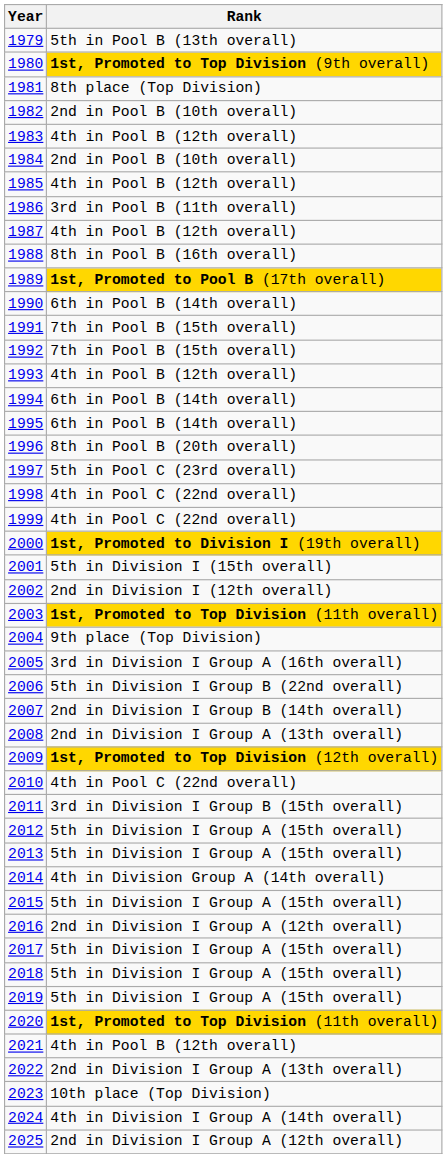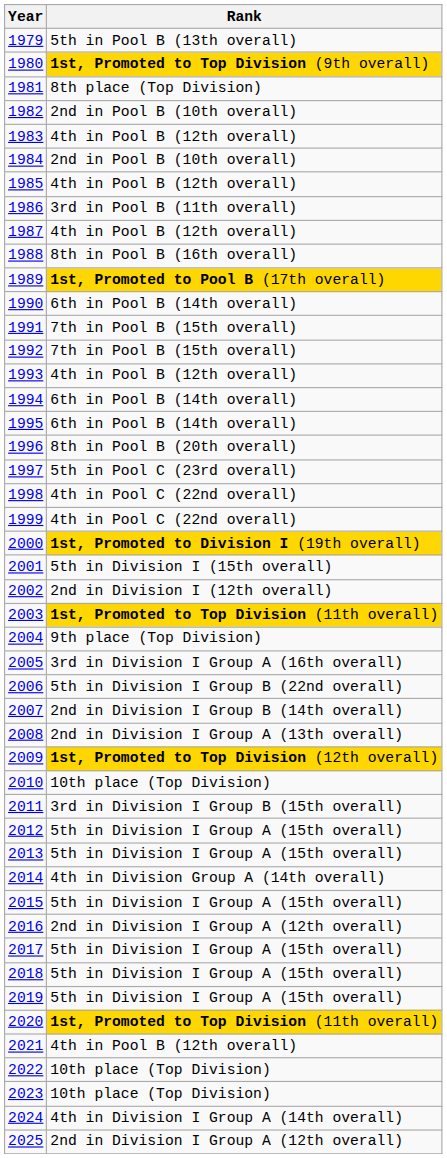(174, 783) 4th in Pool C (22nd overall) -> (161, 783) 10th place (Top Division)
(227, 1070) 2nd in Division I Group A (13th overall) -> (161, 1070) 10th place (Top Division)
